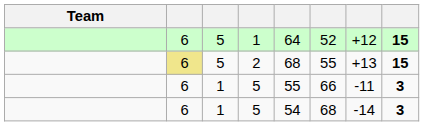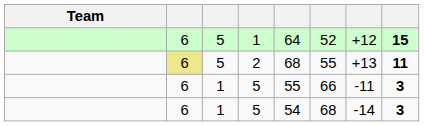(400, 63) 15 -> (400, 63) 11
